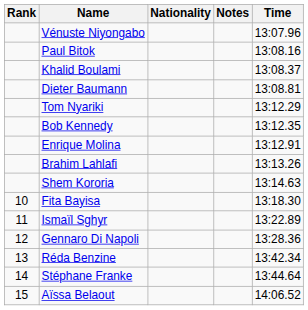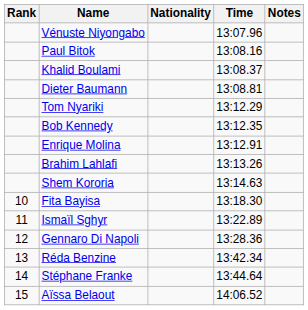columns swapped: (278, 13) <-> (233, 13)
